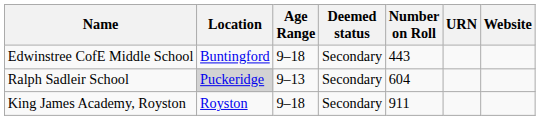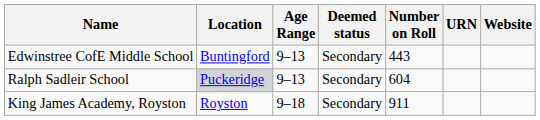(291, 56) 9–18 -> (291, 56) 9–13
